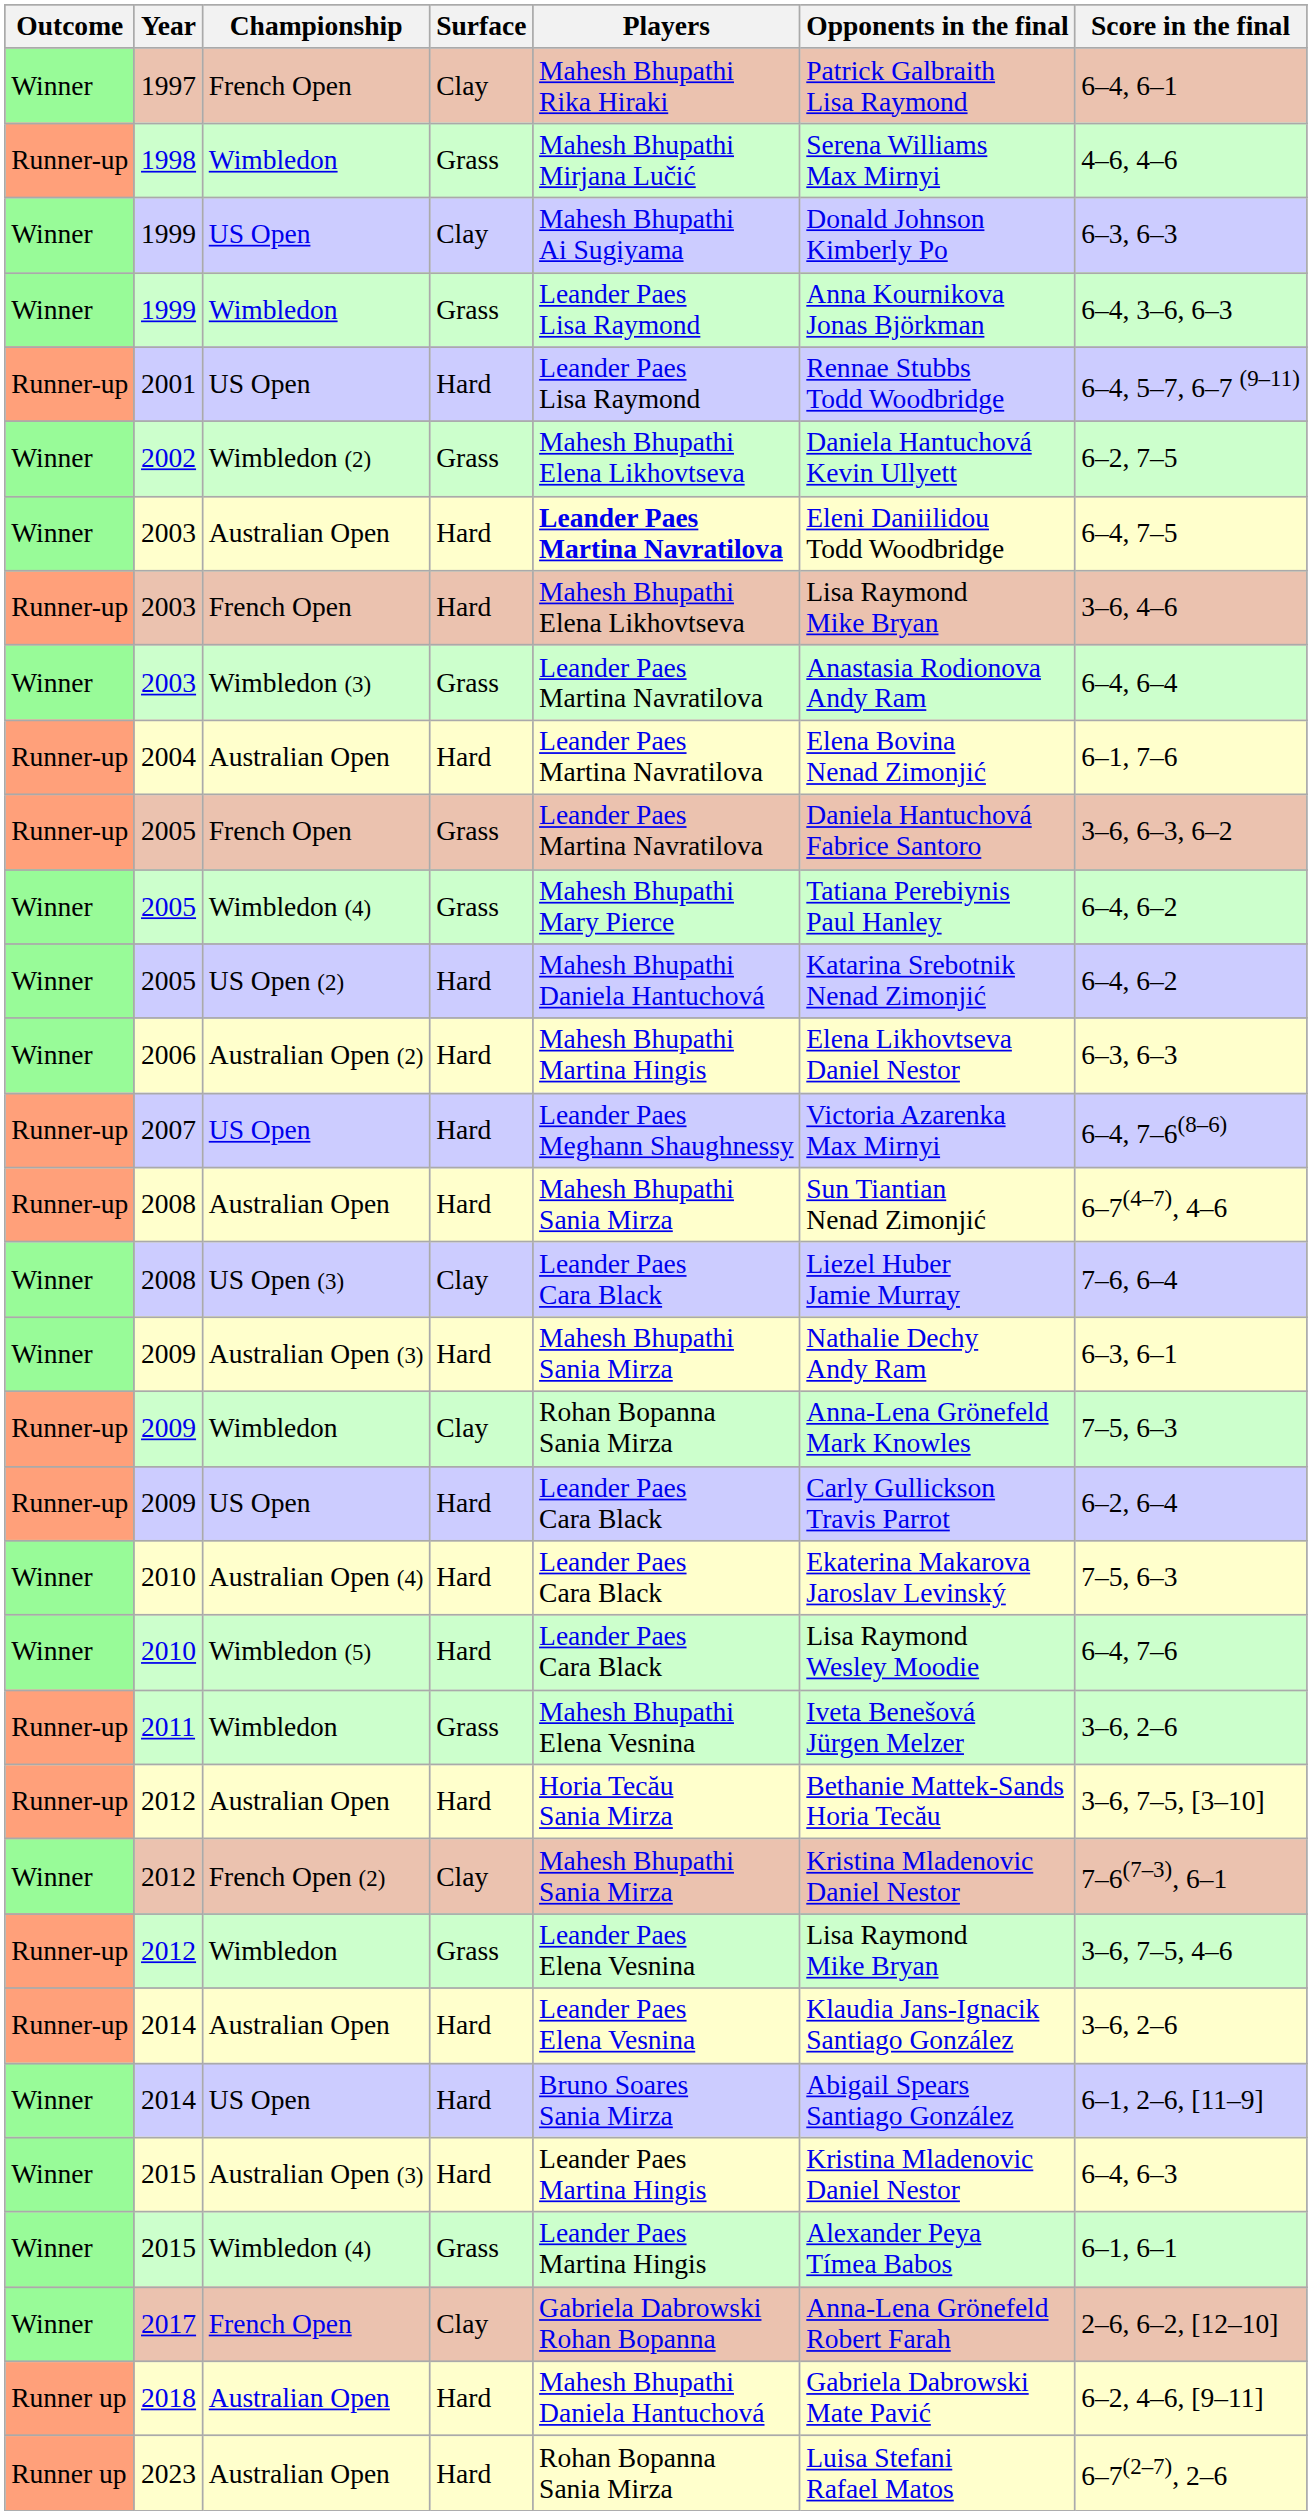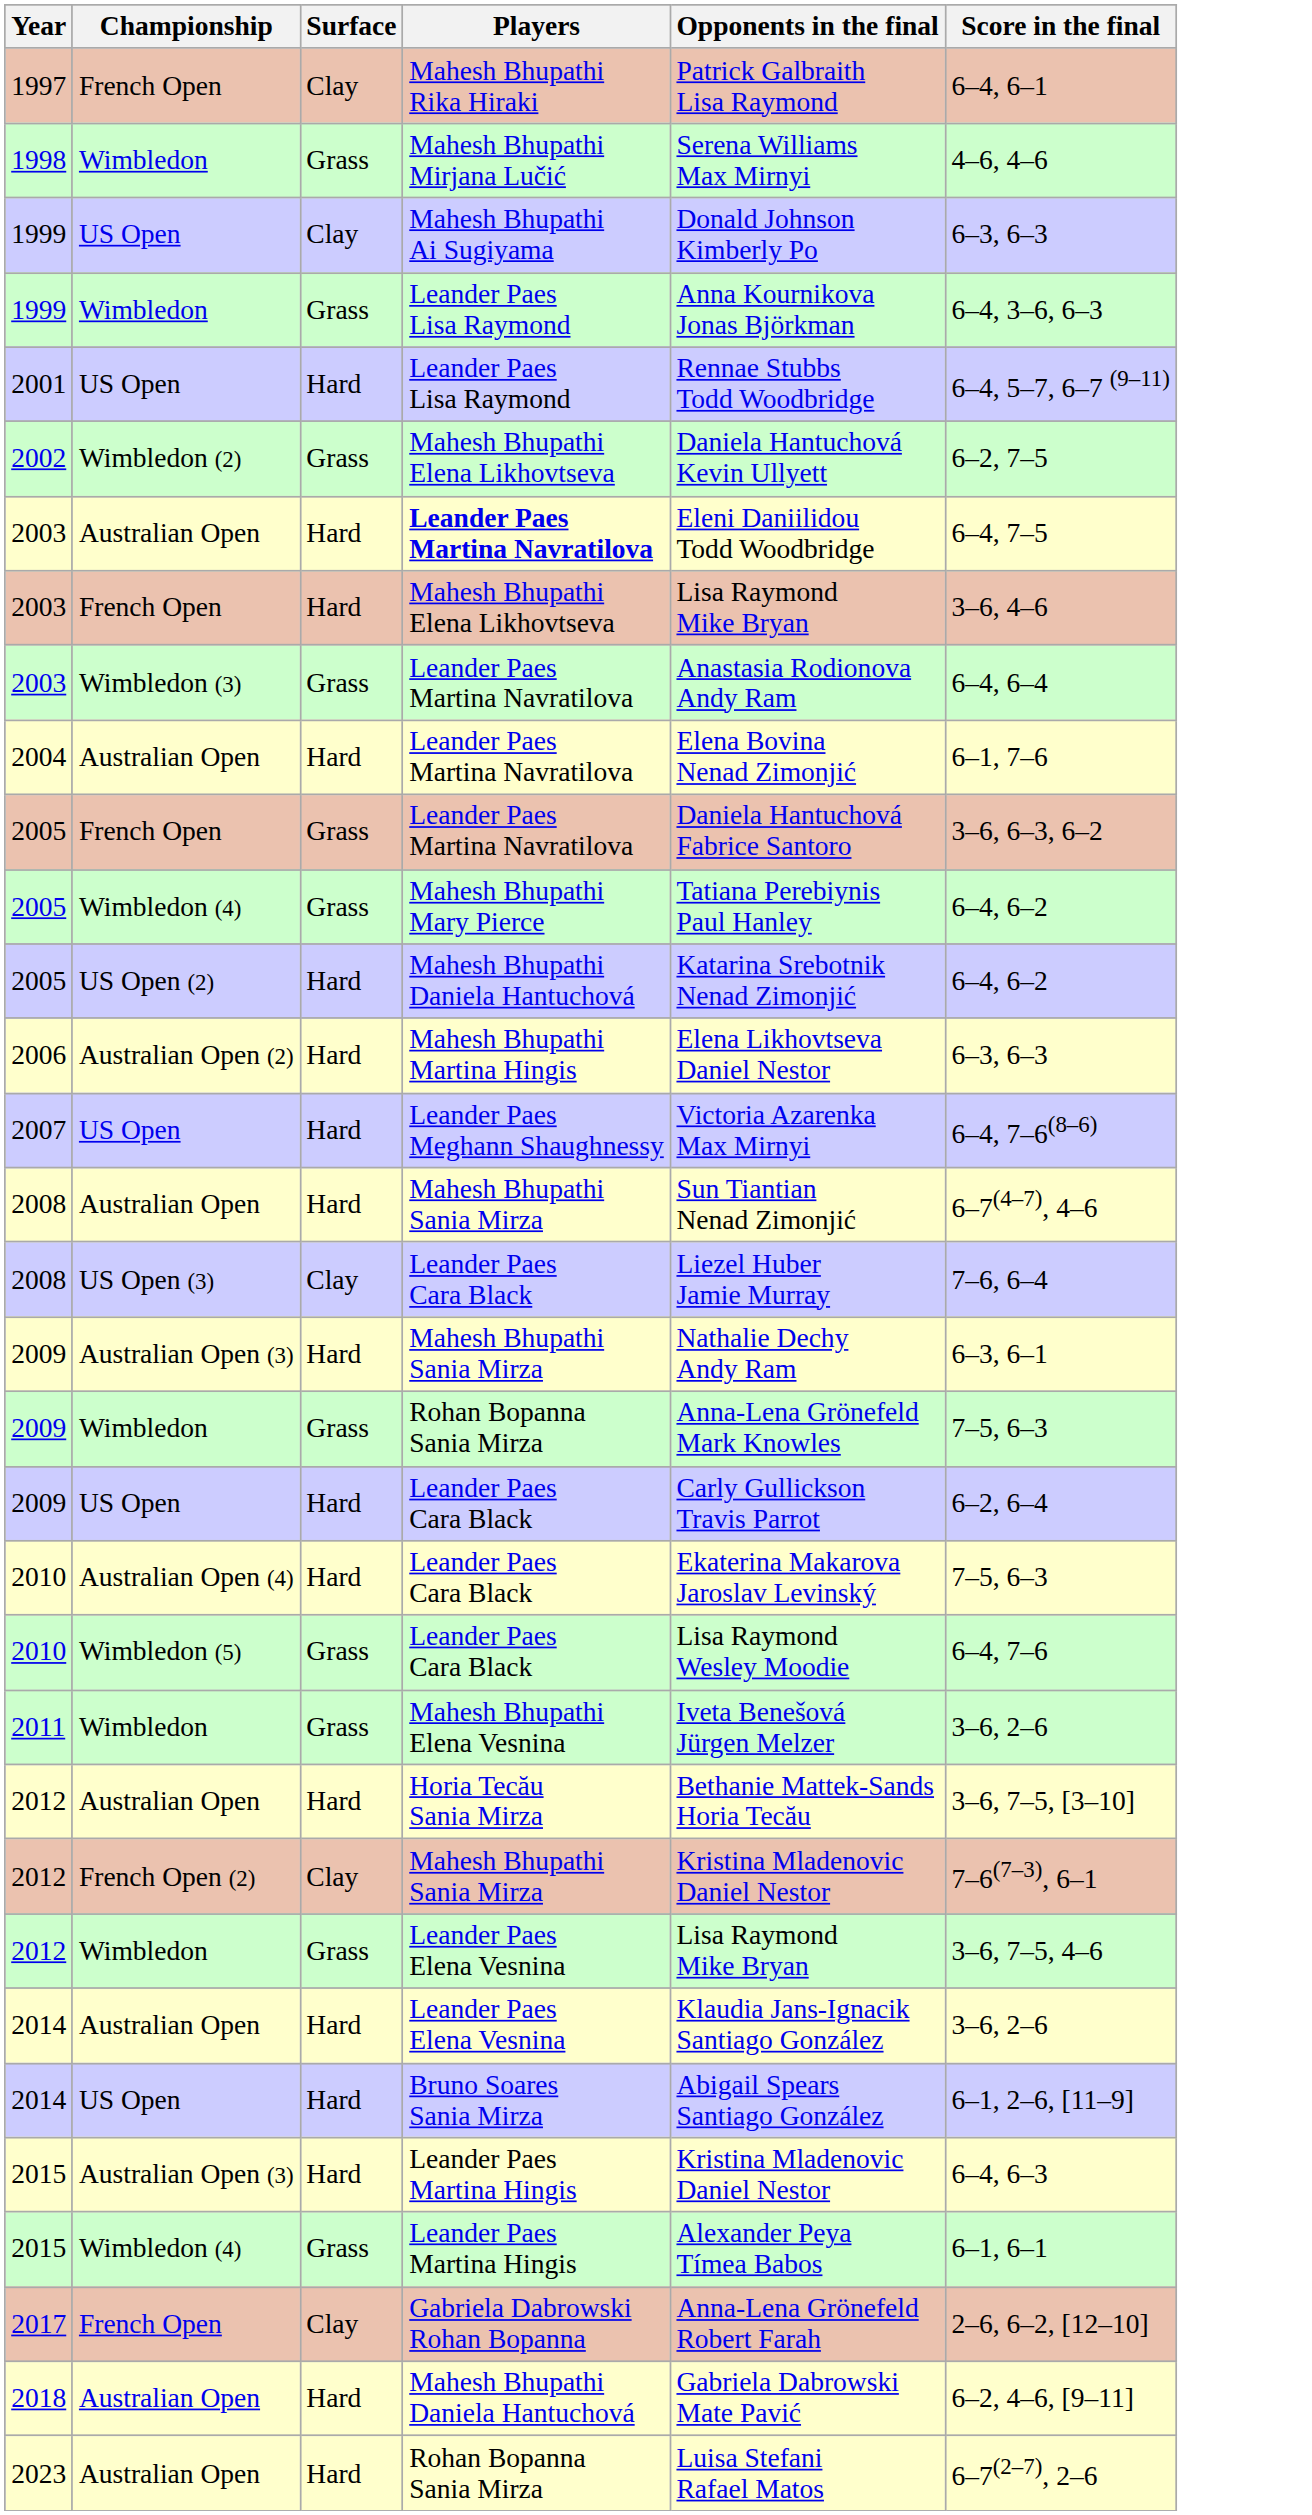- column: (70, 26)
(462, 1428) Clay -> (338, 1428) Grass
(464, 1652) Hard -> (338, 1652) Grass
